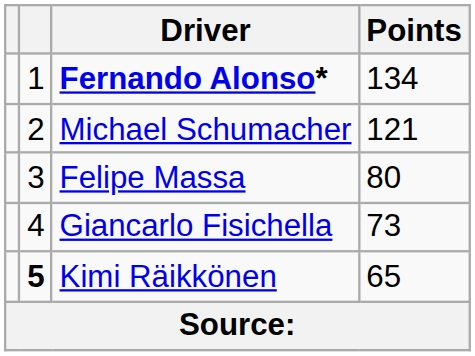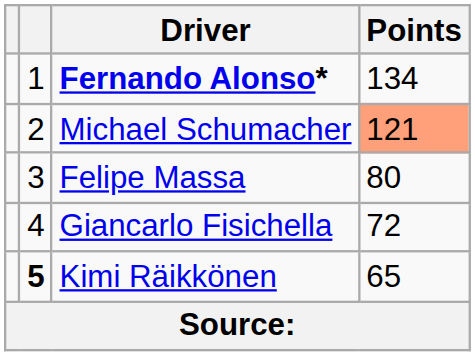(392, 128) no background -> (392, 128) lightsalmon background
(384, 227) 73 -> (384, 227) 72
